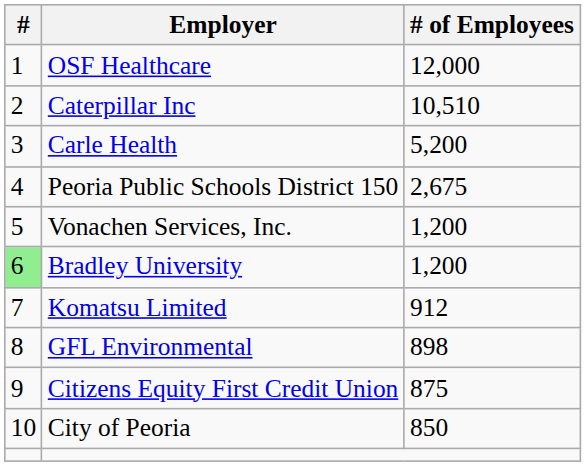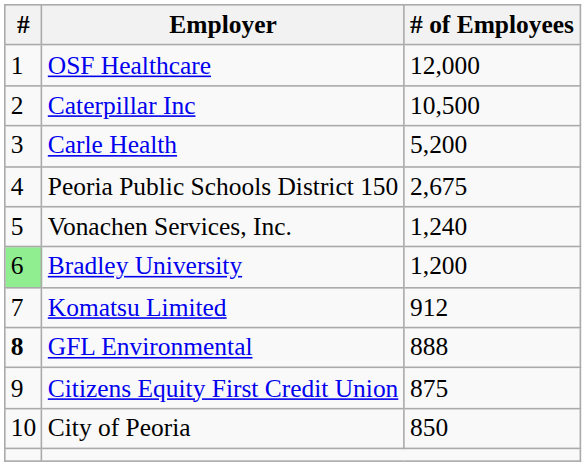(445, 105) 10,510 -> (445, 105) 10,500
(439, 226) 1,200 -> (439, 226) 1,240
(17, 347) normal -> (17, 347) bold
(429, 347) 898 -> (429, 347) 888
